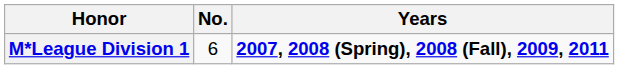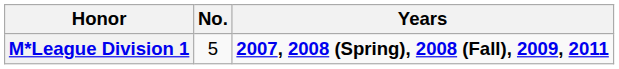(213, 48) 6 -> (213, 48) 5
